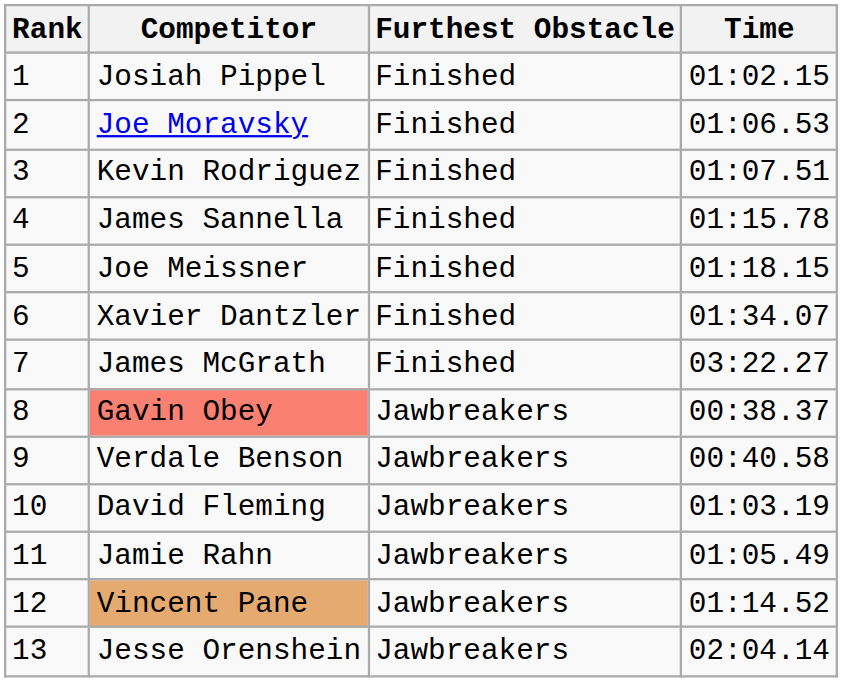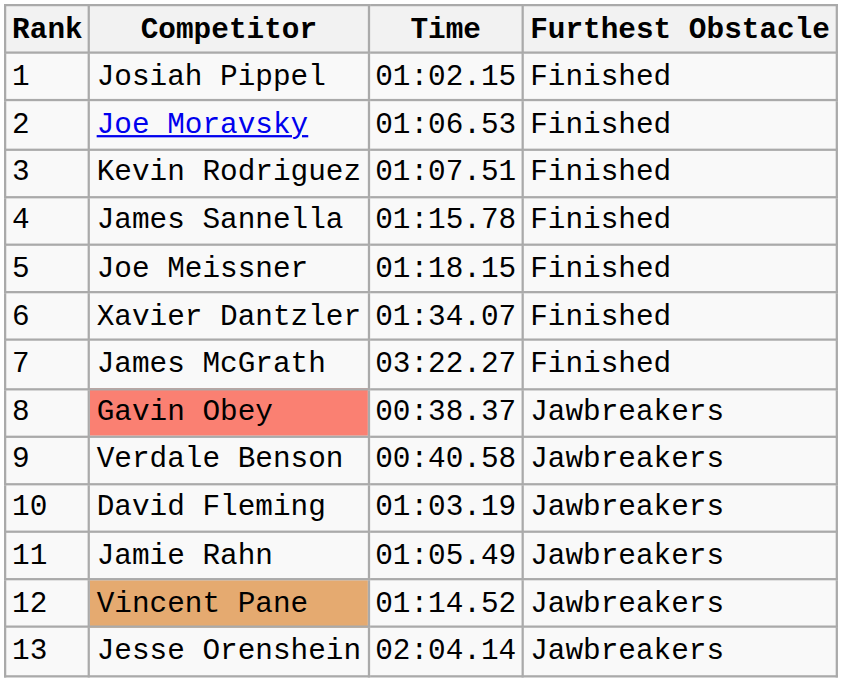columns swapped: (759, 29) <-> (525, 29)
